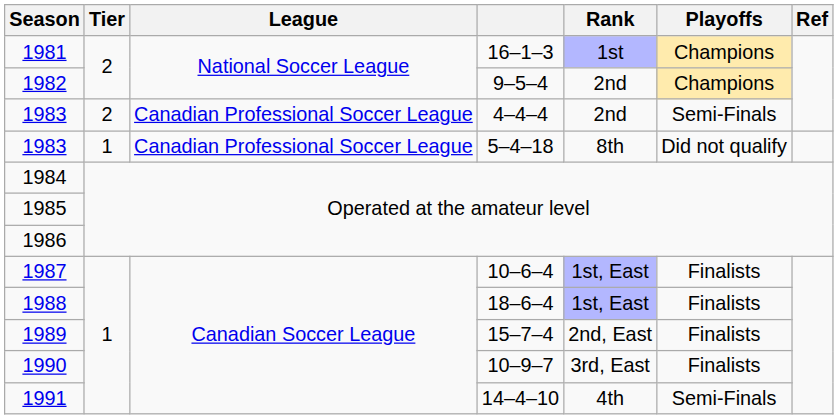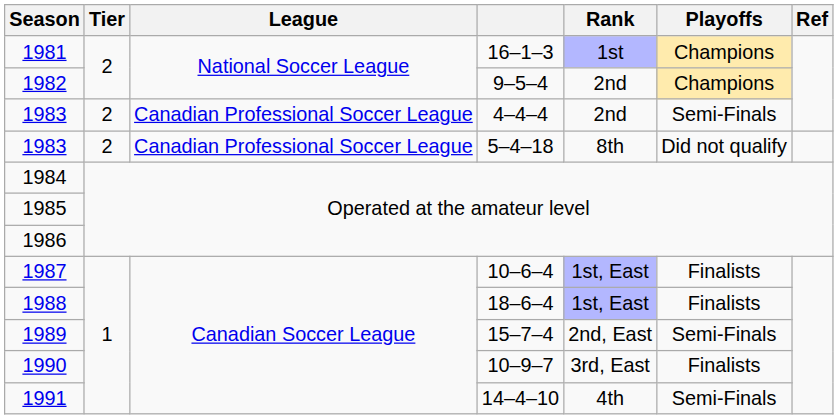(107, 146) 1 -> (107, 146) 2
(724, 334) Finalists -> (724, 334) Semi-Finals
